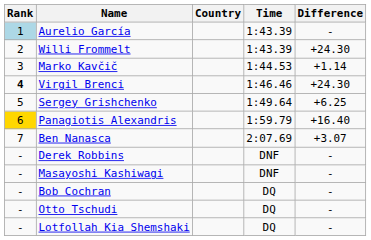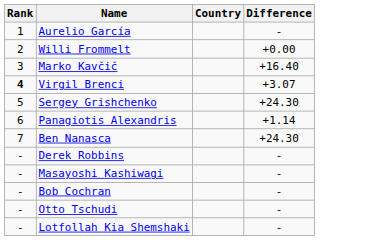- column: (269, 13)
(20, 31) lightblue background -> (20, 31) no background
(330, 49) +24.30 -> (279, 49) +0.00
(330, 67) +1.14 -> (279, 67) +16.40
(330, 85) +24.30 -> (279, 85) +3.07
(330, 102) +6.25 -> (279, 102) +24.30
(20, 120) gold background -> (20, 120) no background
(330, 120) +16.40 -> (279, 120) +1.14
(330, 138) +3.07 -> (279, 138) +24.30
